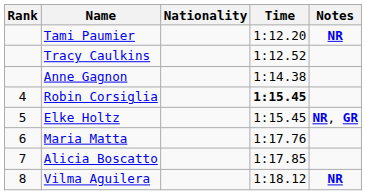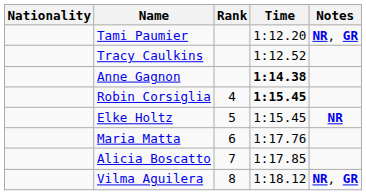columns swapped: (23, 15) <-> (206, 15)
(335, 35) NR -> (335, 35) NR, GR
(280, 76) normal -> (280, 76) bold
(335, 118) NR, GR -> (335, 118) NR
(335, 179) NR -> (335, 179) NR, GR
